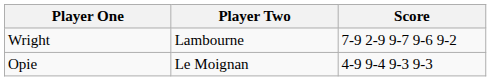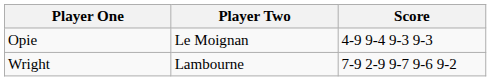rows swapped: (23, 64) <-> (29, 40)
